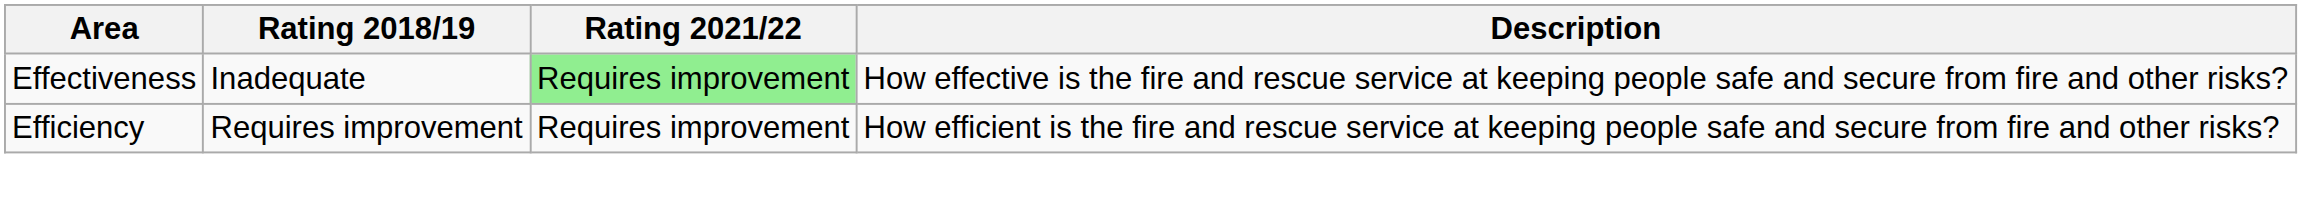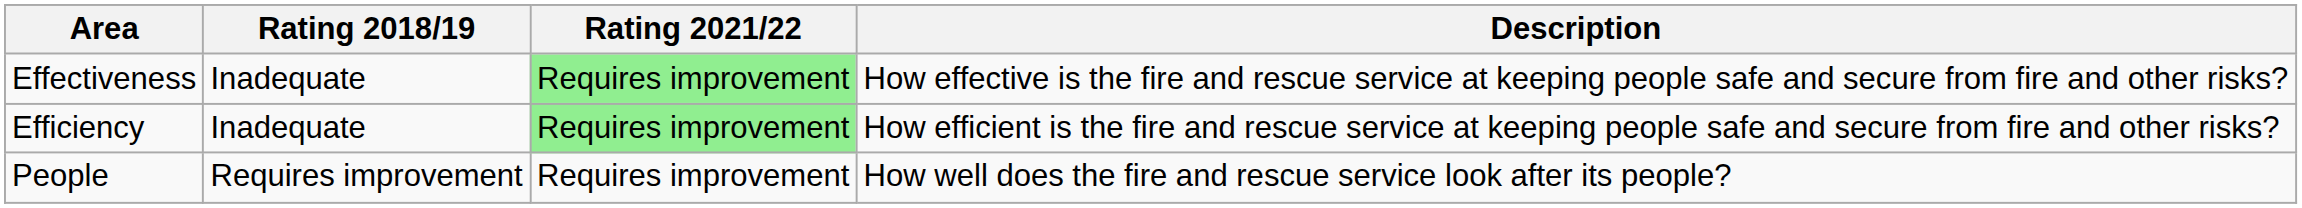(367, 127) Requires improvement -> (288, 127) Inadequate
(693, 127) no background -> (693, 127) lightgreen background
+ row: (60, 176)
